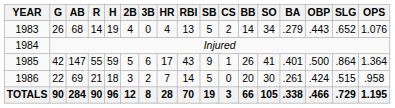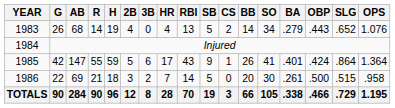(319, 62) .500 -> (319, 62) .424
(319, 78) .424 -> (319, 78) .500
